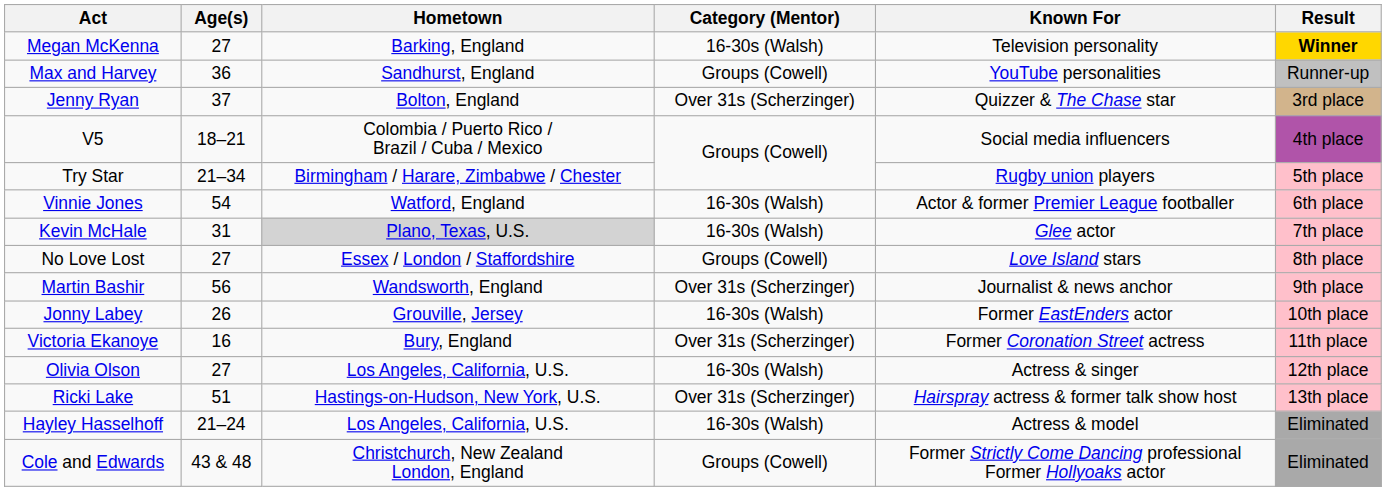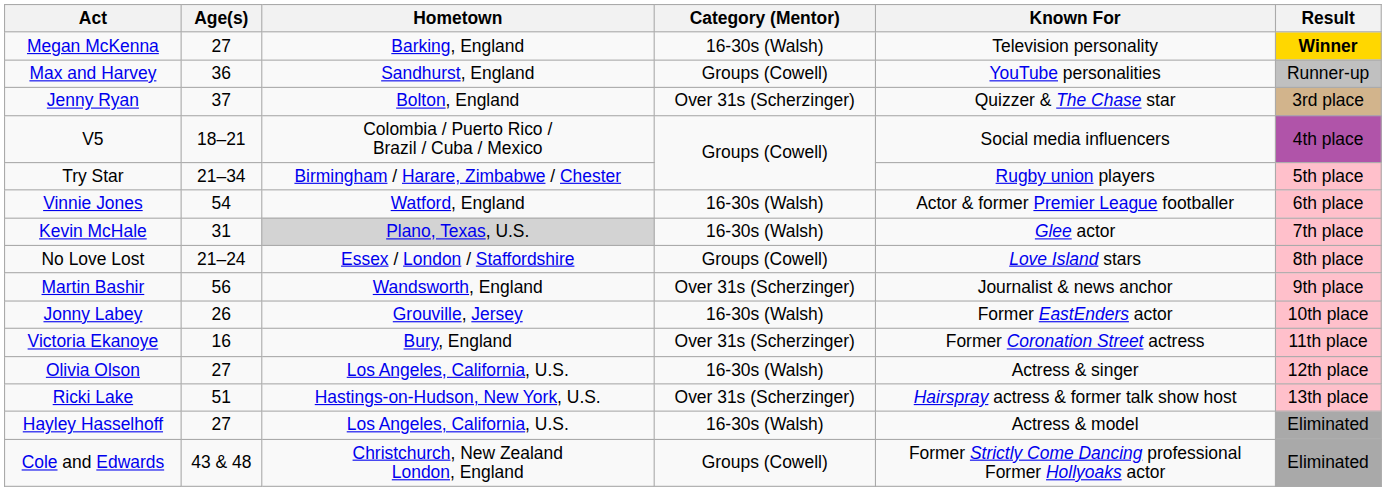(221, 259) 27 -> (221, 259) 21–24
(221, 425) 21–24 -> (221, 425) 27
